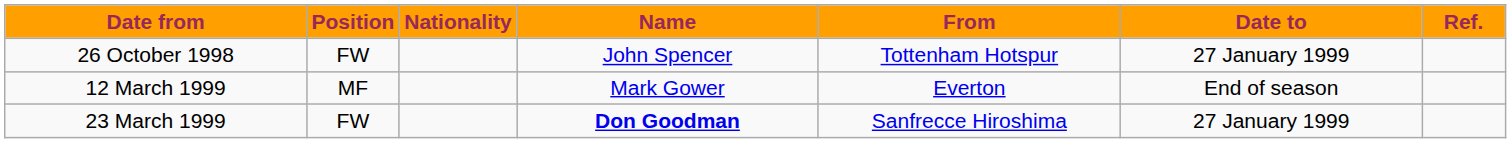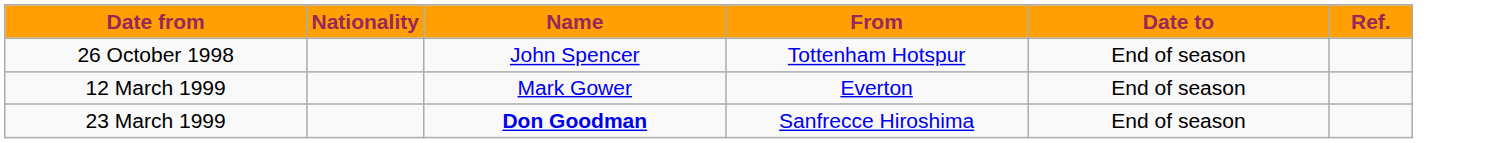- column: (353, 22)
(1271, 55) 27 January 1999 -> (1178, 55) End of season
(1271, 121) 27 January 1999 -> (1178, 121) End of season
